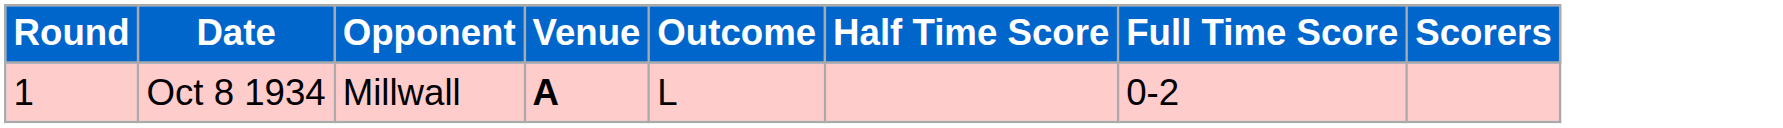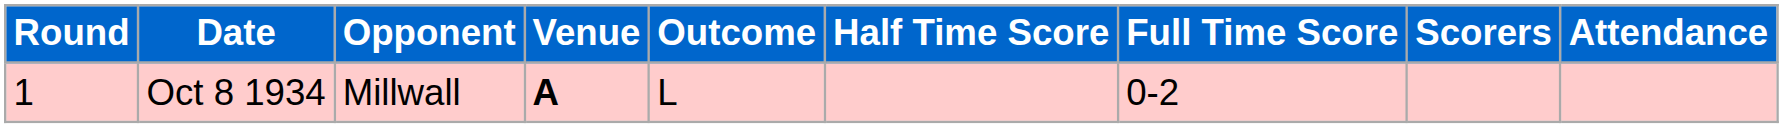+ column: (1668, 33)
